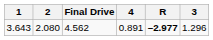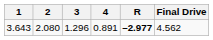columns swapped: (194, 12) <-> (89, 12)
